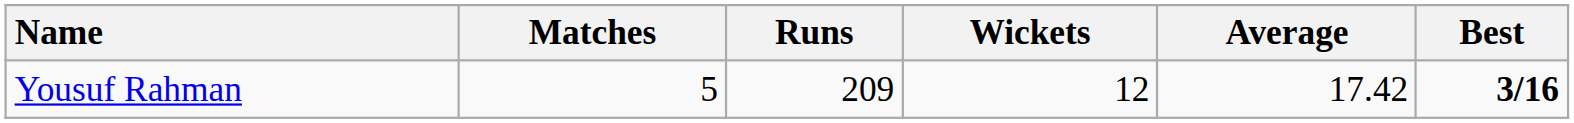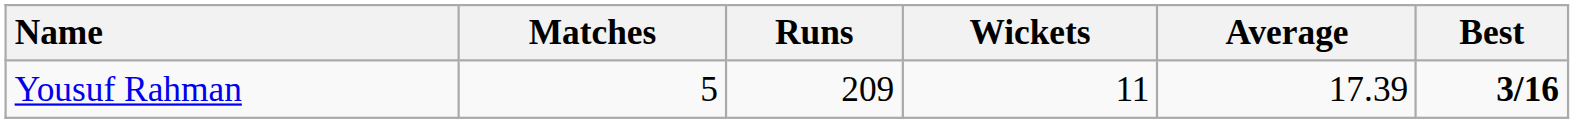(1132, 88) 12 -> (1132, 88) 11
(1368, 88) 17.42 -> (1368, 88) 17.39
